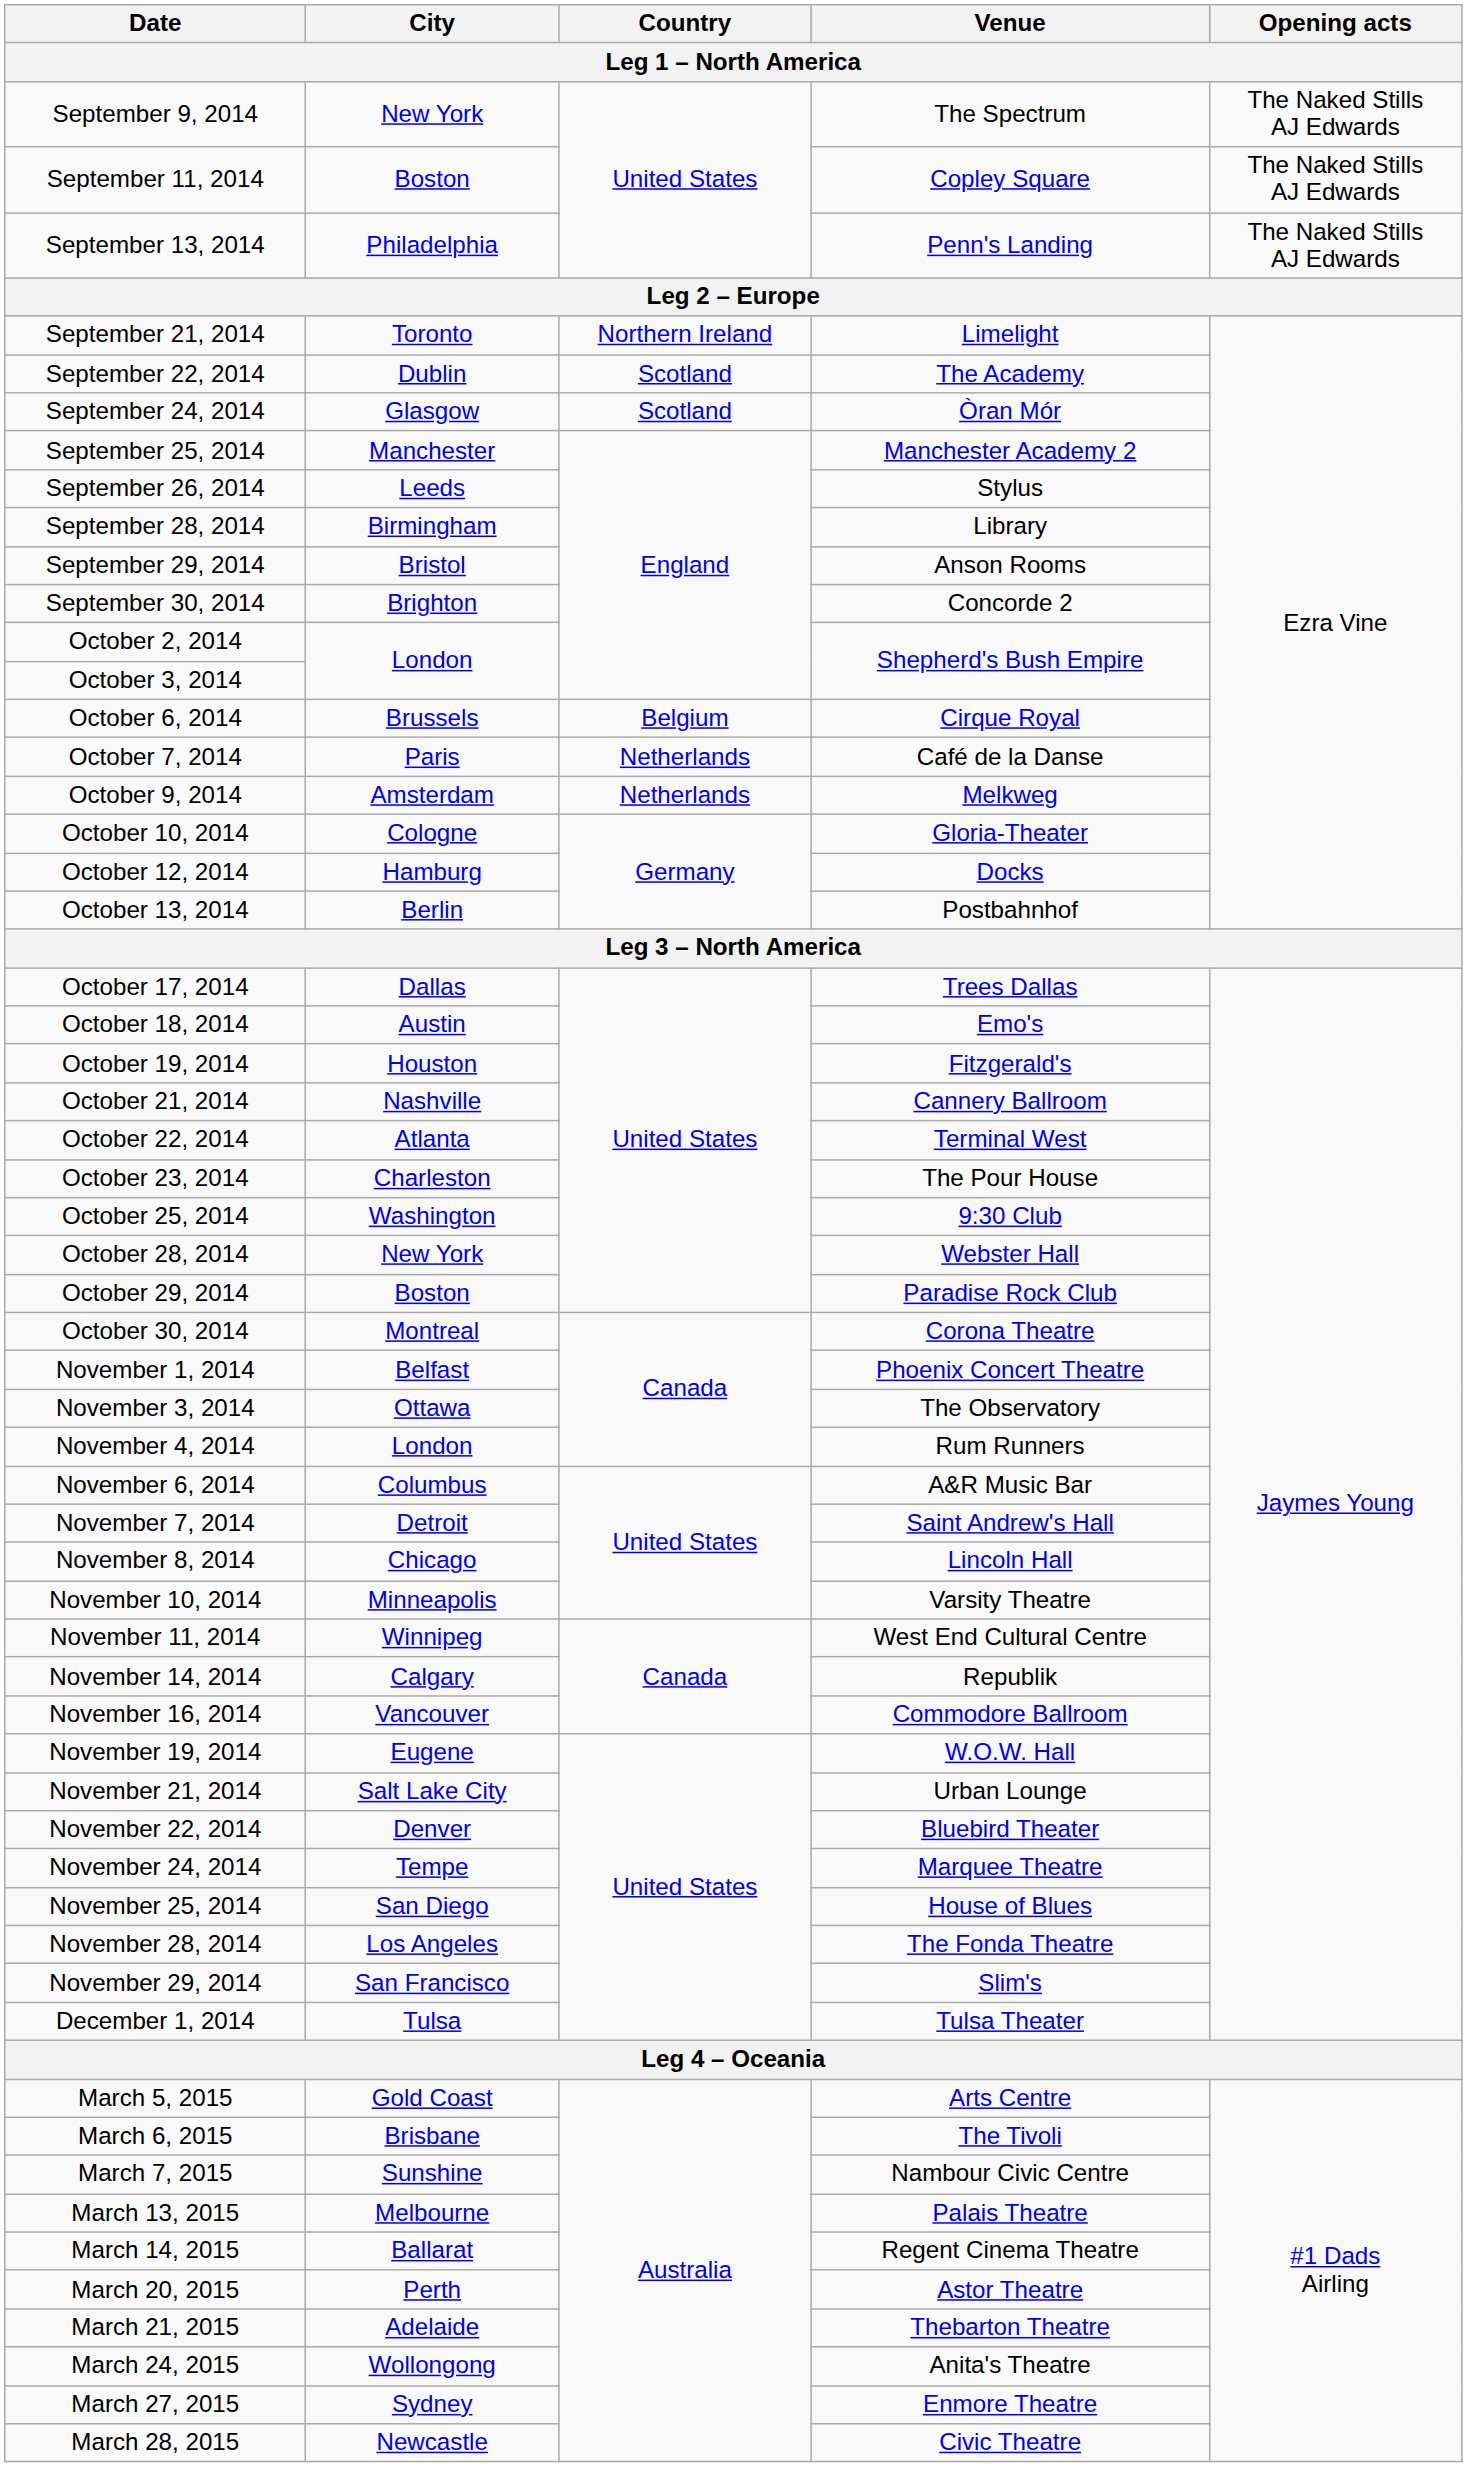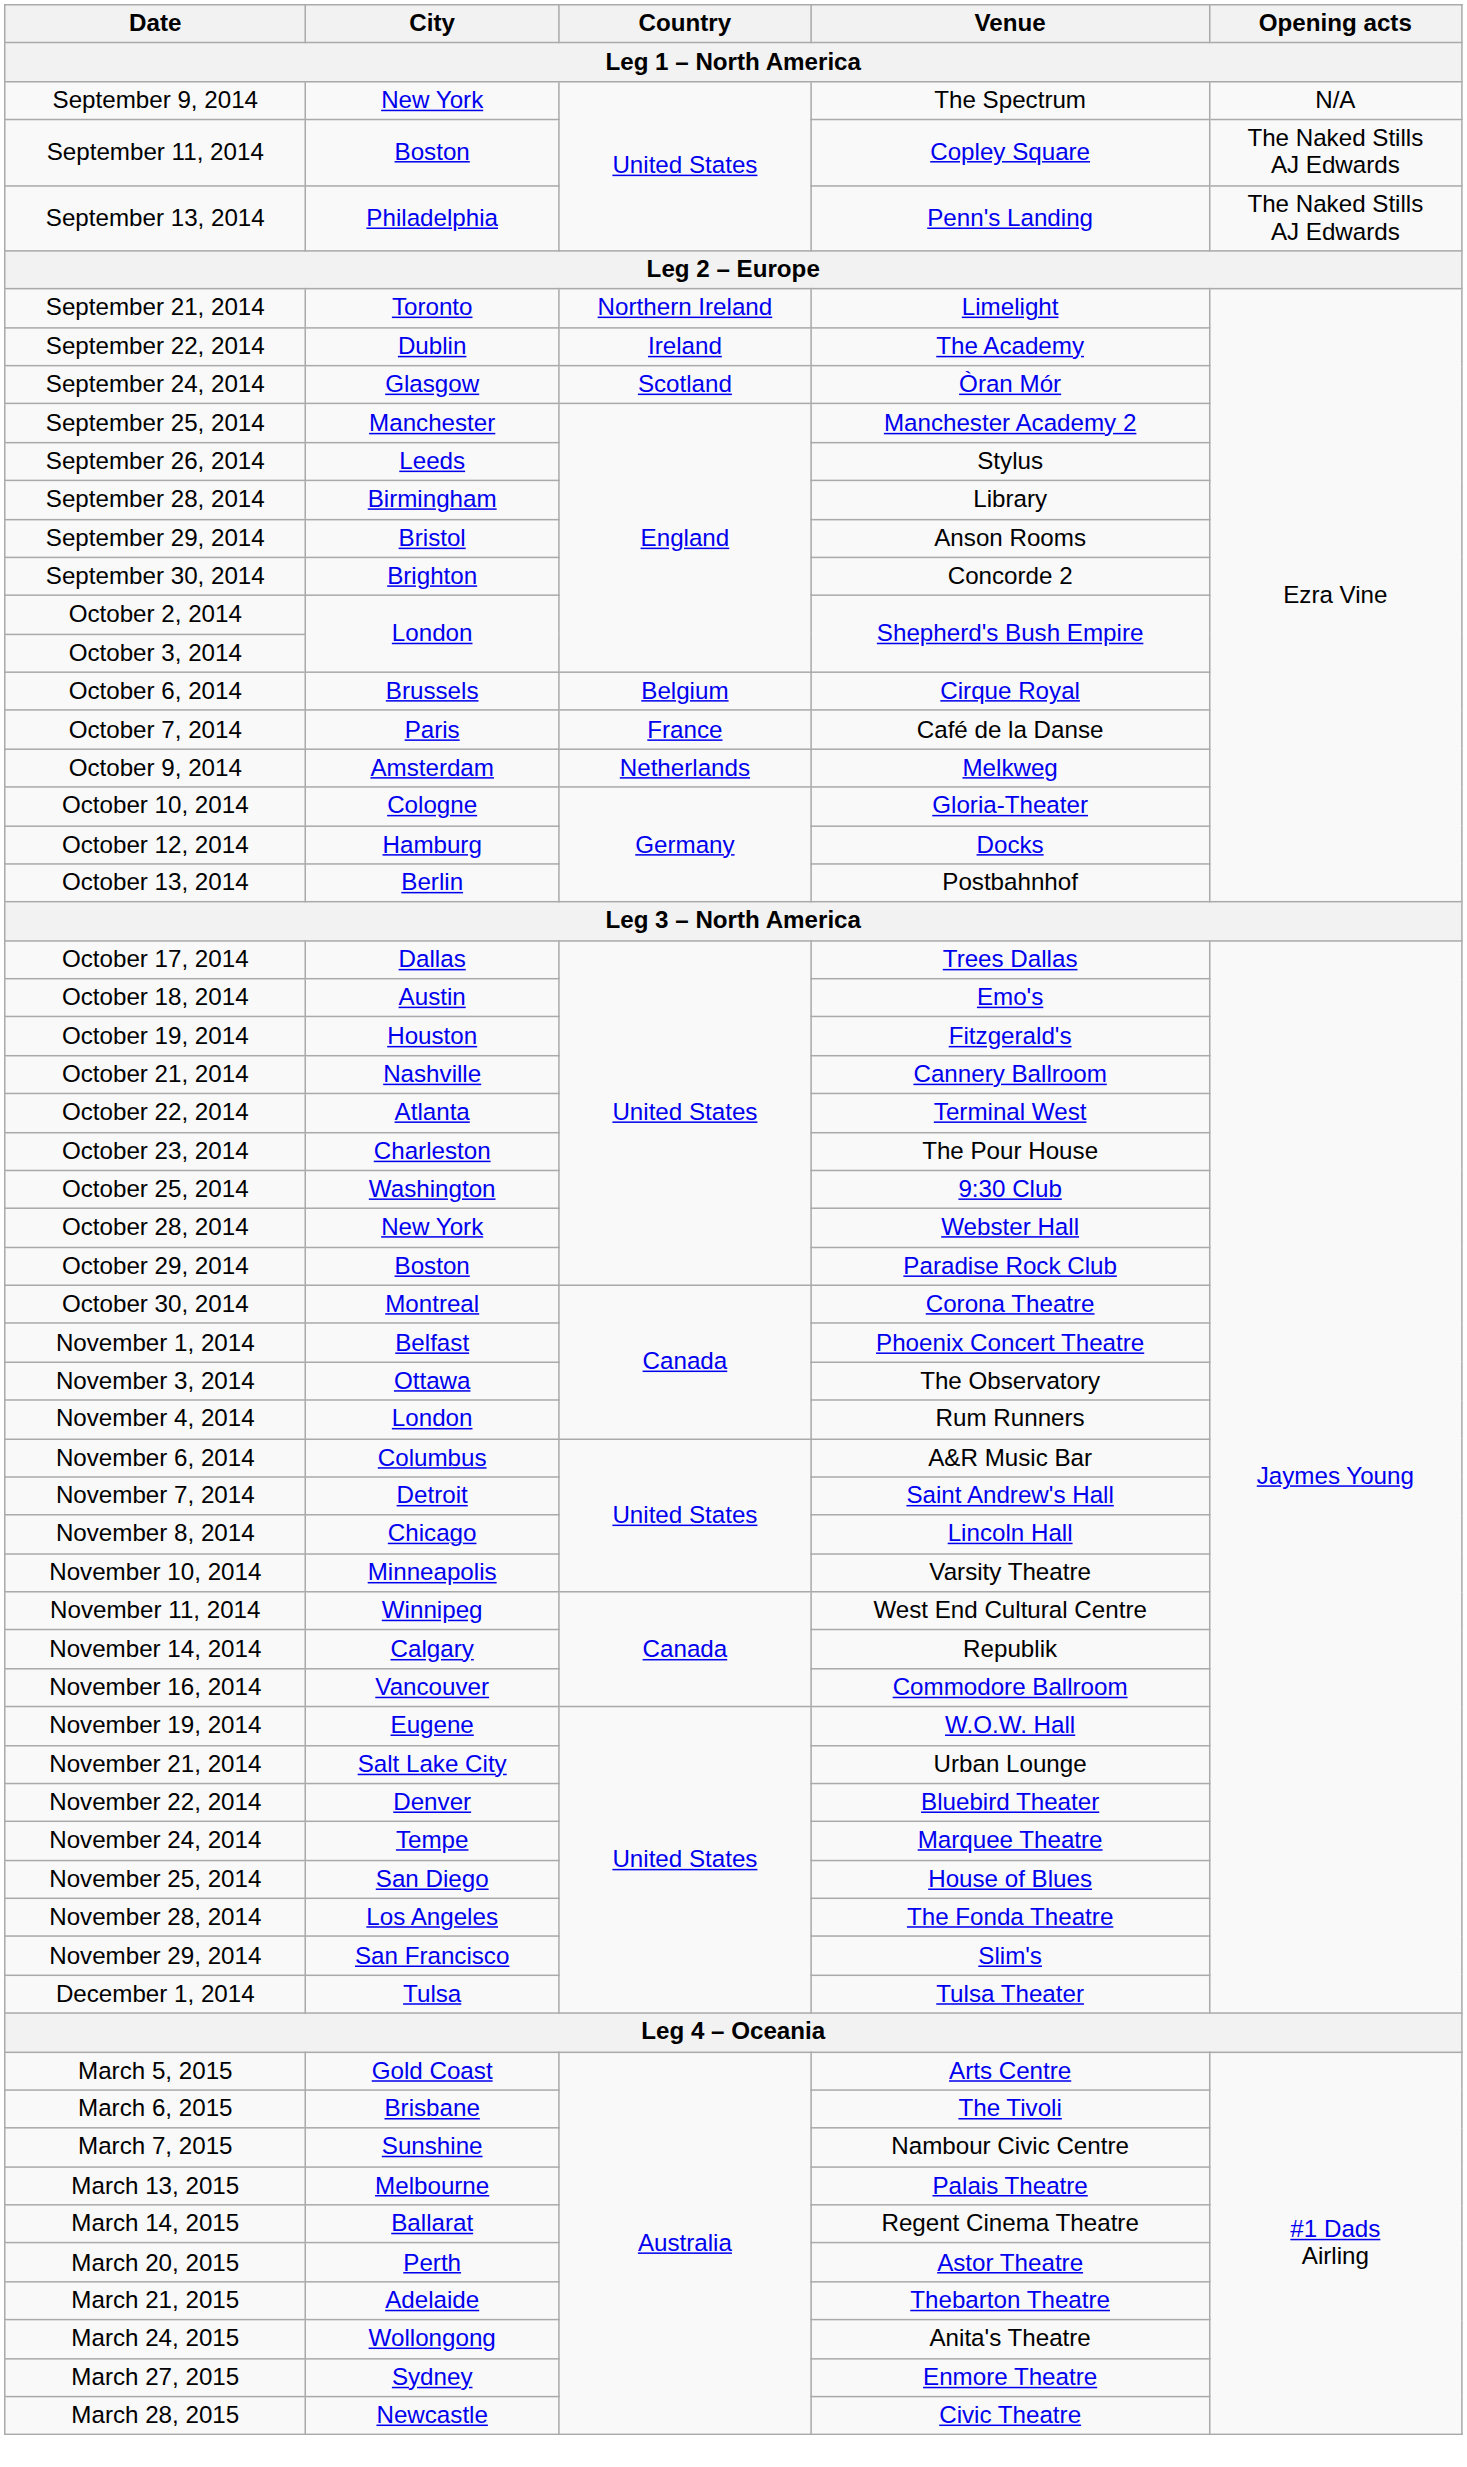(1335, 113) The Naked Stills AJ Edwards -> (1335, 100) N/A
(685, 373) Scotland -> (685, 346) Ireland
(685, 756) Netherlands -> (685, 729) France
